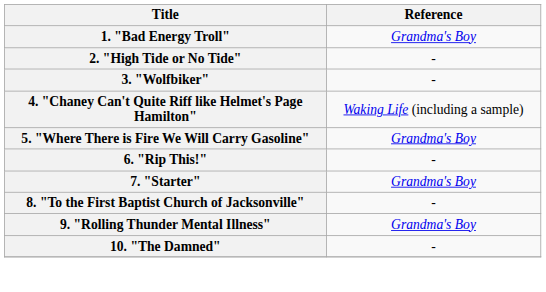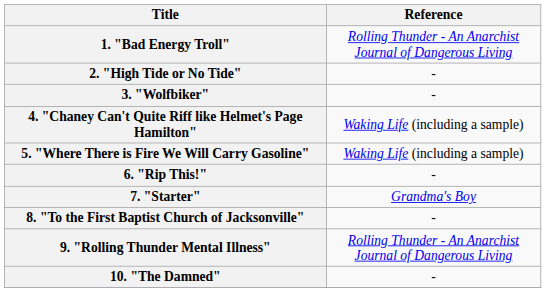(433, 36) Grandma's Boy -> (433, 44) Rolling Thunder - An Anarchist Journal of Dangerous Living
(433, 138) Grandma's Boy -> (434, 153) Waking Life (including a sample)
(433, 224) Grandma's Boy -> (433, 247) Rolling Thunder - An Anarchist Journal of Dangerous Living
